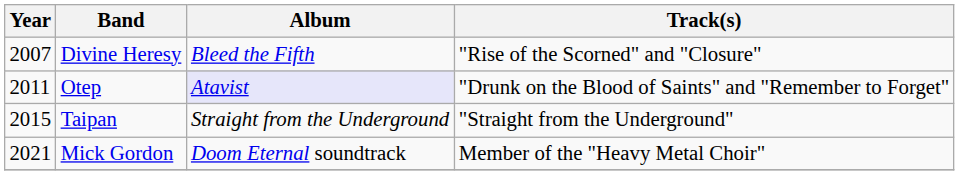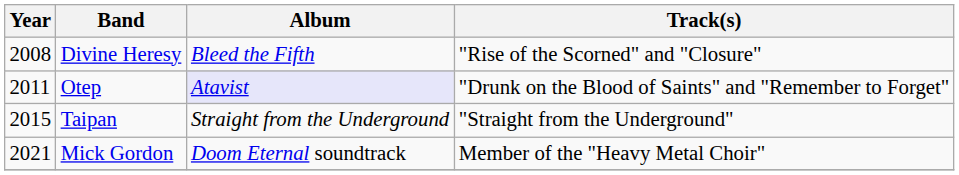(30, 53) 2007 -> (30, 53) 2008
